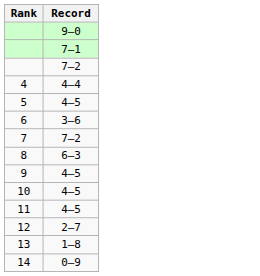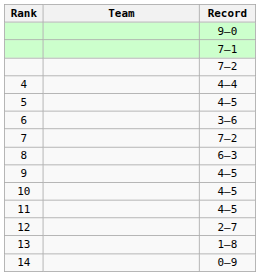+ column: (121, 13)
